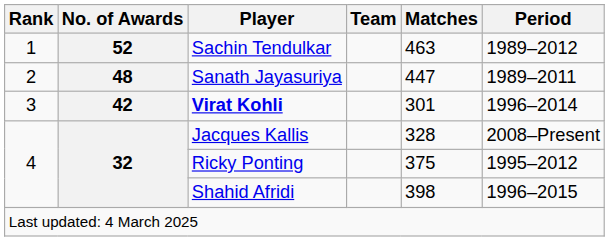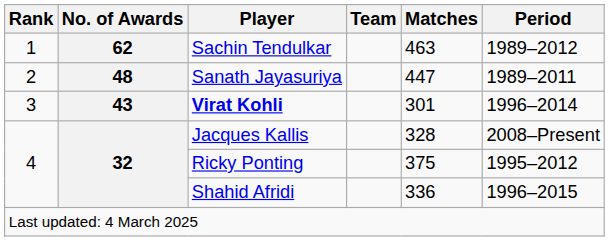(123, 47) 52 -> (123, 47) 62
(123, 105) 42 -> (123, 105) 43
(420, 192) 398 -> (420, 192) 336
